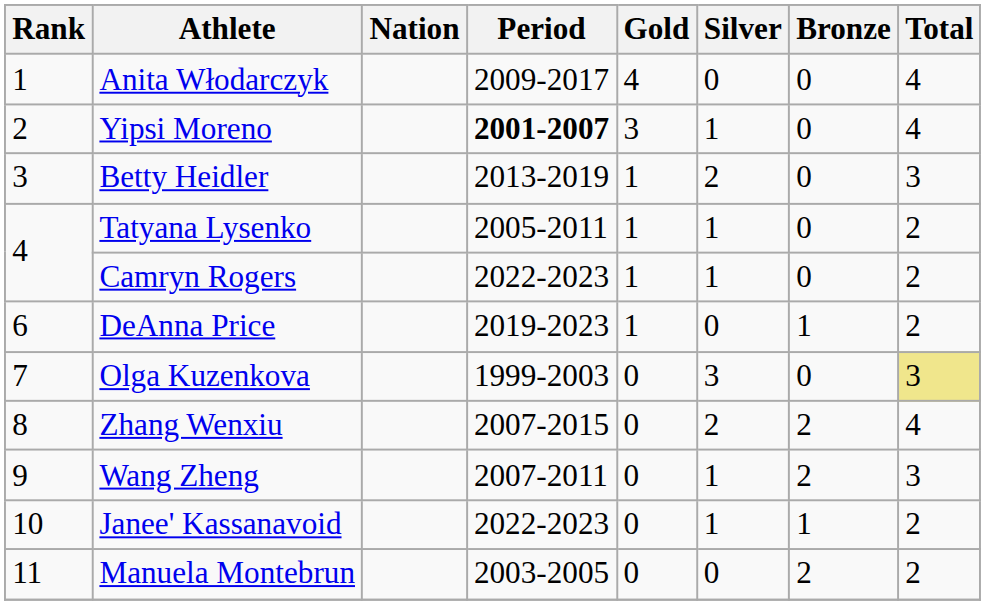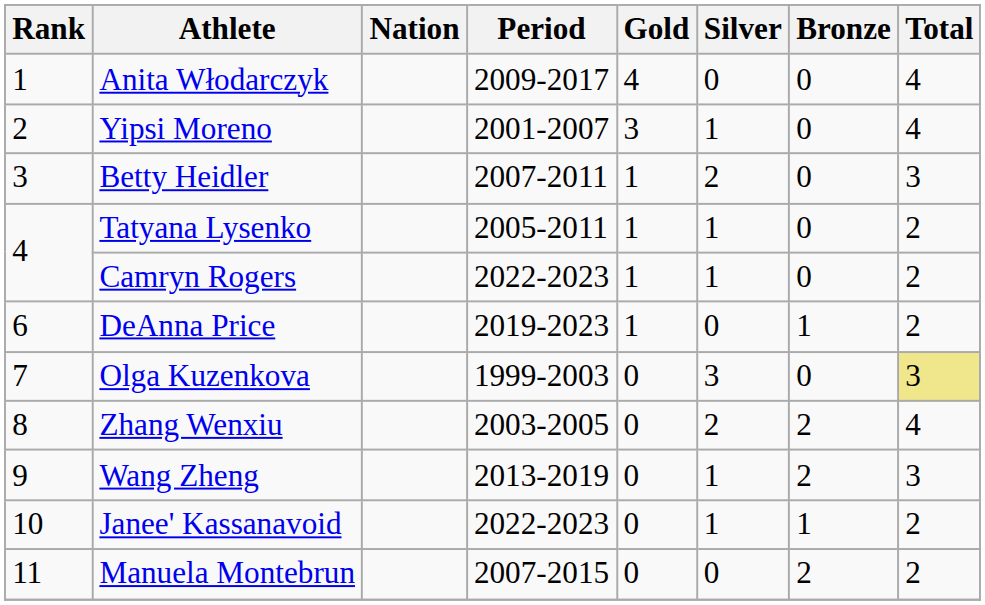(542, 128) bold -> (542, 128) normal
(542, 177) 2013-2019 -> (541, 177) 2007-2011
(542, 425) 2007-2015 -> (542, 425) 2003-2005
(541, 474) 2007-2011 -> (542, 474) 2013-2019
(542, 573) 2003-2005 -> (542, 573) 2007-2015
